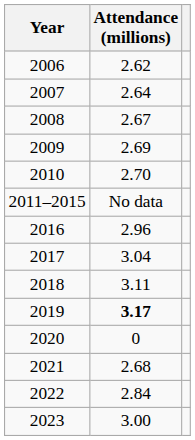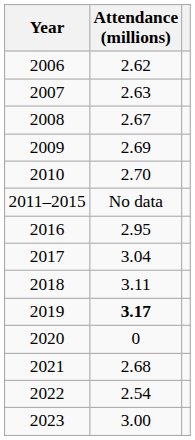(136, 92) 2.64 -> (136, 92) 2.63
(136, 229) 2.96 -> (136, 229) 2.95
(136, 393) 2.84 -> (136, 393) 2.54
